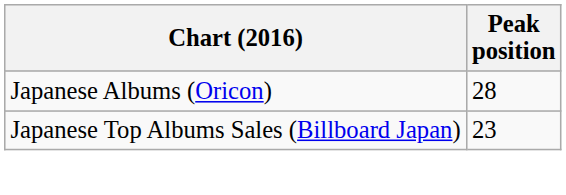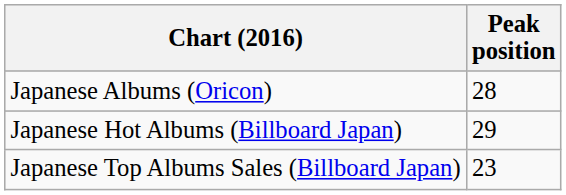+ row: (206, 129)
